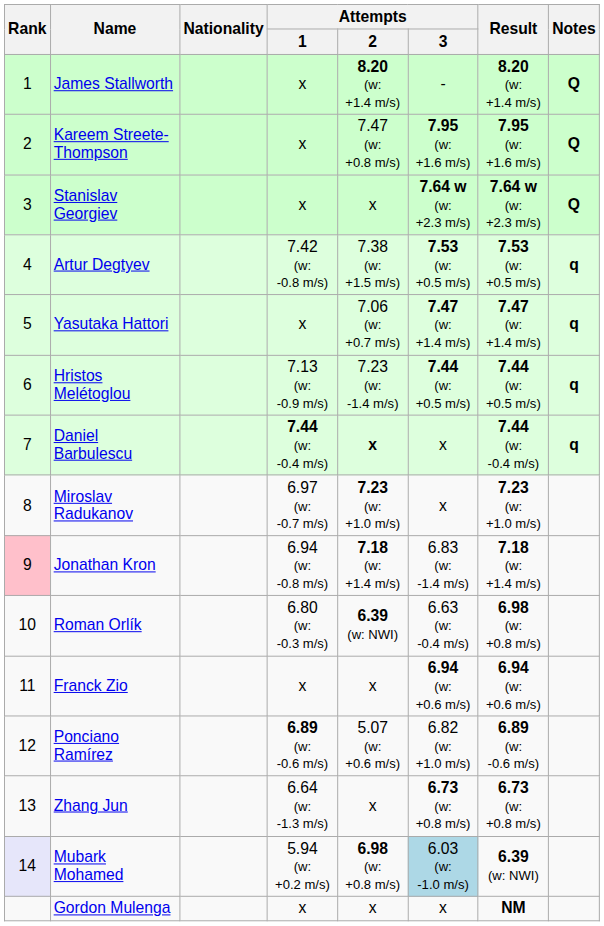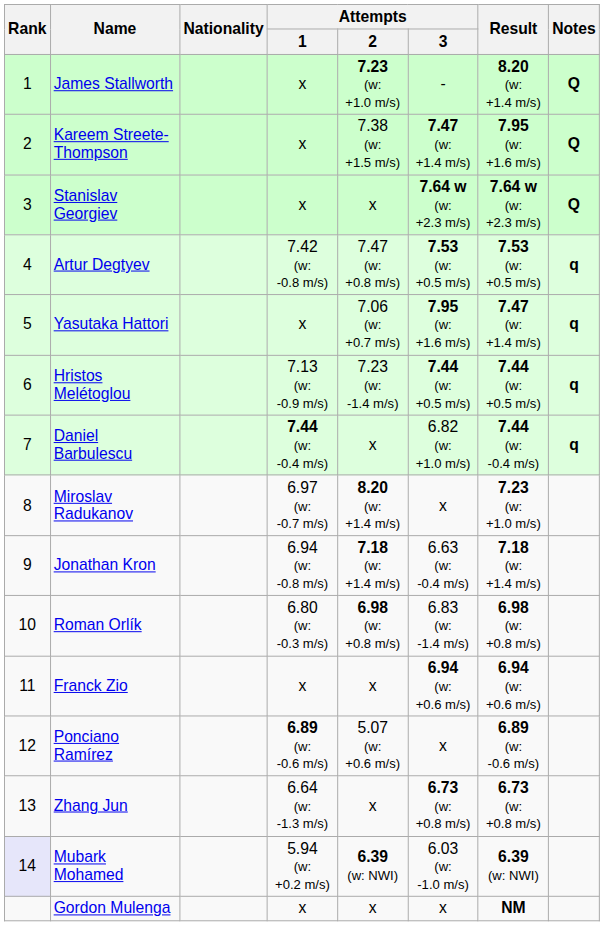(373, 84) 8.20 (w: +1.4 m/s) -> (373, 84) 7.23 (w: +1.0 m/s)
(373, 144) 7.47 (w: +0.8 m/s) -> (373, 144) 7.38 (w: +1.5 m/s)
(443, 144) 7.95 (w: +1.6 m/s) -> (443, 144) 7.47 (w: +1.4 m/s)
(373, 264) 7.38 (w: +1.5 m/s) -> (373, 264) 7.47 (w: +0.8 m/s)
(443, 324) 7.47 (w: +1.4 m/s) -> (443, 324) 7.95 (w: +1.6 m/s)
(373, 445) bold -> (373, 445) normal
(443, 445) x -> (443, 445) 6.82 (w: +1.0 m/s)
(373, 505) 7.23 (w: +1.0 m/s) -> (373, 505) 8.20 (w: +1.4 m/s)
(27, 565) pink background -> (27, 565) no background
(443, 565) 6.83 (w: -1.4 m/s) -> (443, 565) 6.63 (w: -0.4 m/s)
(373, 625) 6.39 (w: NWI) -> (373, 625) 6.98 (w: +0.8 m/s)
(443, 625) 6.63 (w: -0.4 m/s) -> (443, 625) 6.83 (w: -1.4 m/s)
(443, 745) 6.82 (w: +1.0 m/s) -> (443, 745) x
(373, 866) 6.98 (w: +0.8 m/s) -> (373, 866) 6.39 (w: NWI)
(443, 866) lightblue background -> (443, 866) no background
